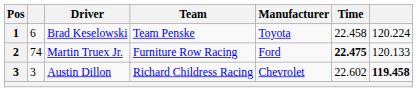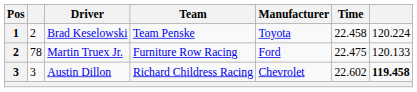(33, 33) 6 -> (33, 33) 2
(36, 52) 74 -> (36, 52) 78
(351, 52) bold -> (351, 52) normal
